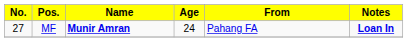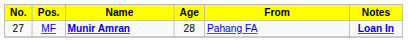(189, 29) 24 -> (189, 29) 28
